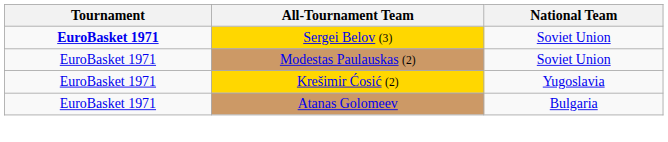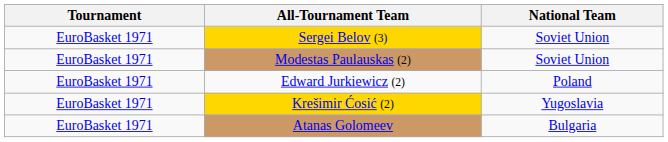(108, 37) bold -> (104, 37) normal
+ row: (343, 81)
